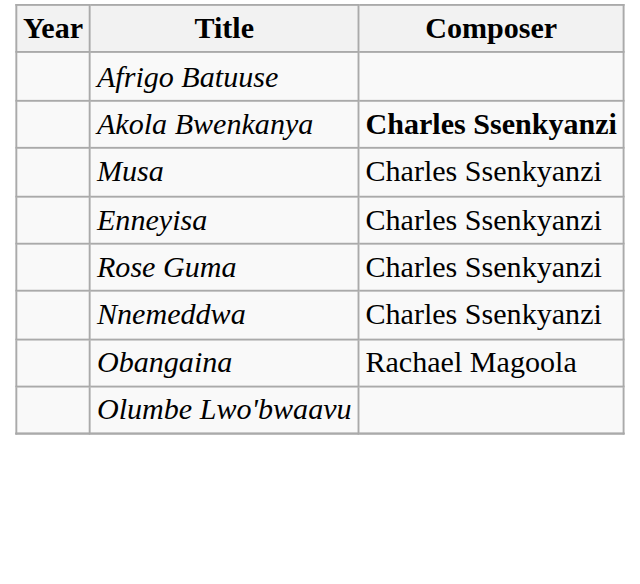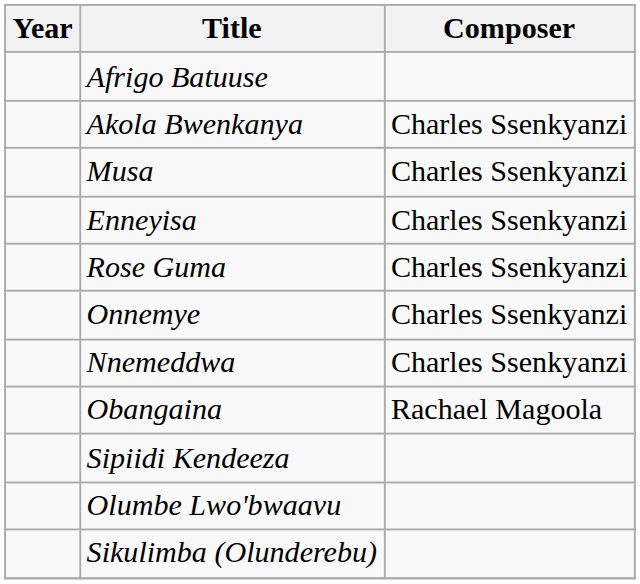(491, 123) bold -> (509, 123) normal
+ row: (143, 314)
+ row: (188, 457)
+ row: (232, 553)
